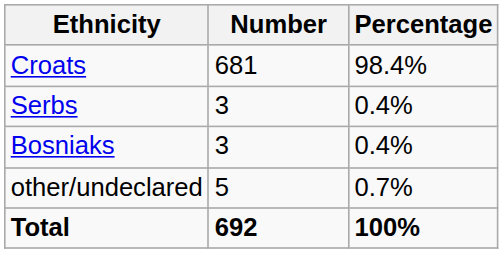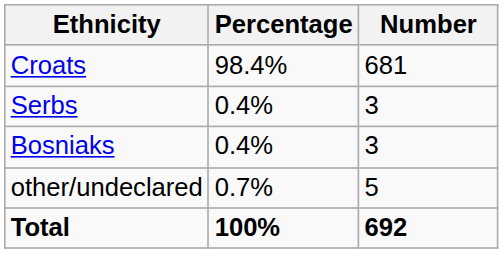columns swapped: (279, 24) <-> (423, 24)
